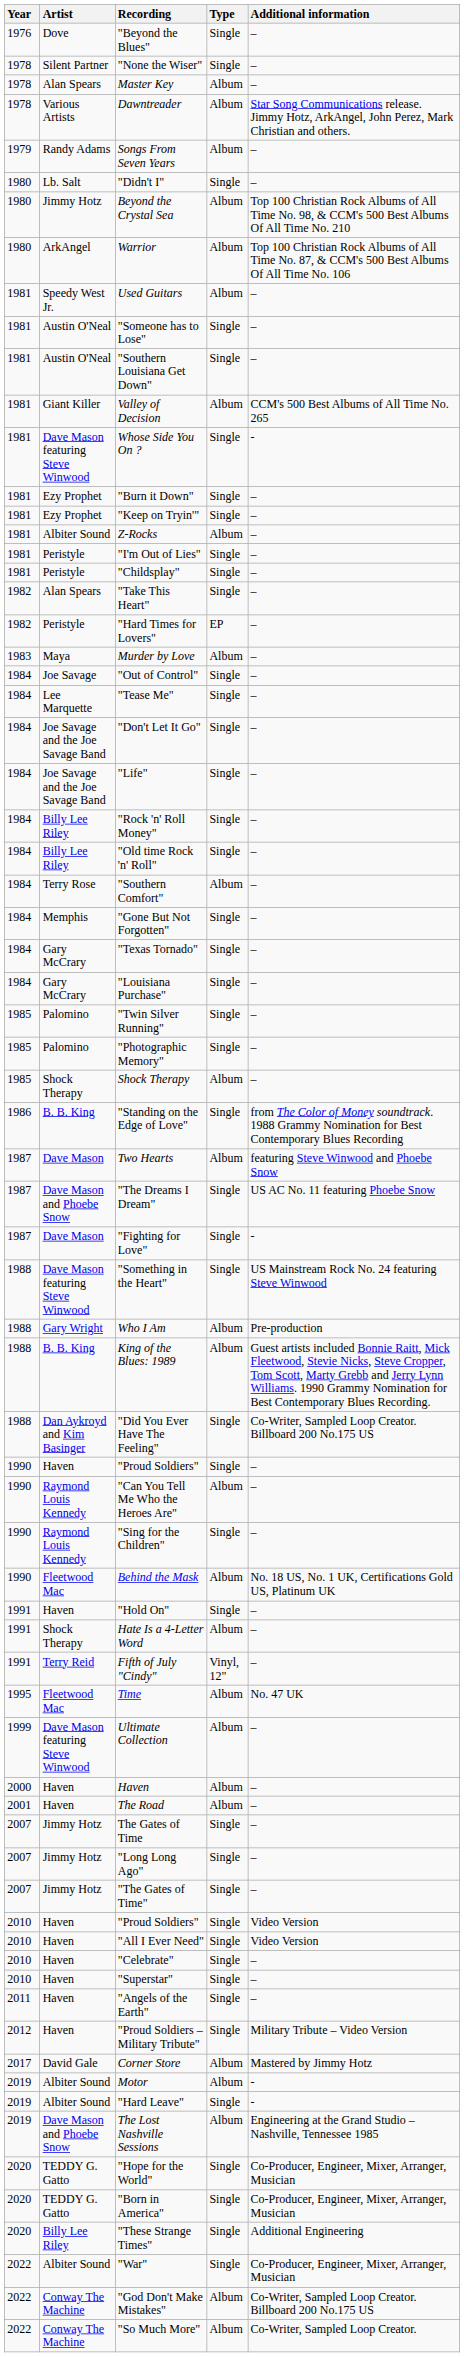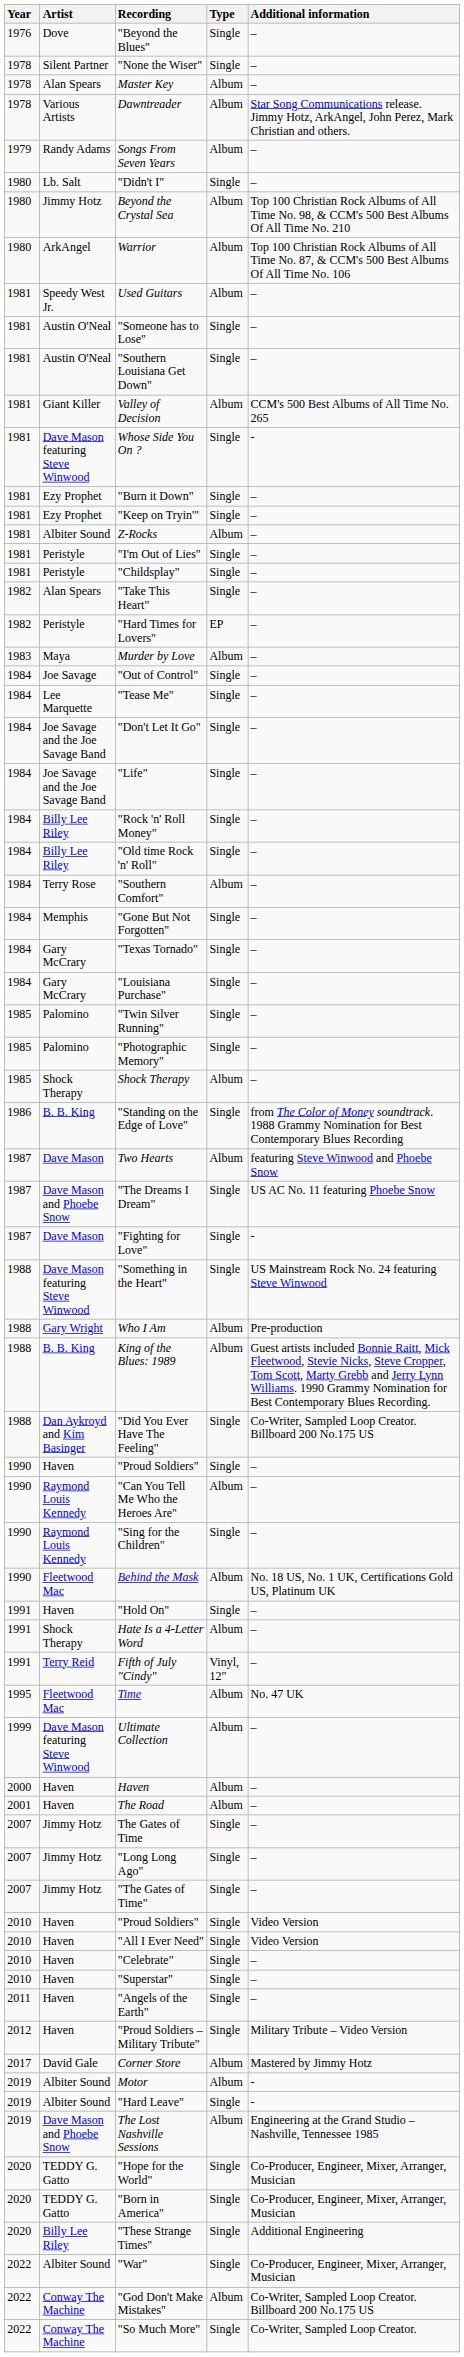(226, 2329) Album -> (225, 2329) Single
